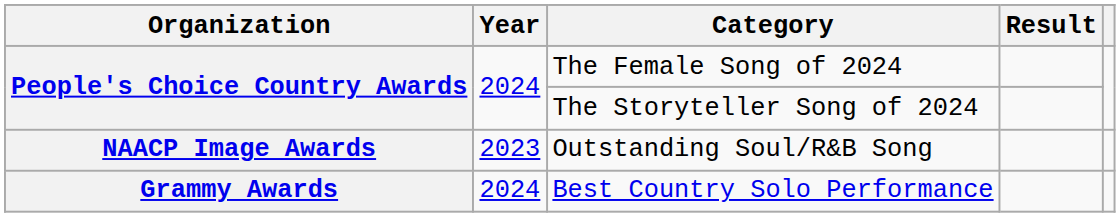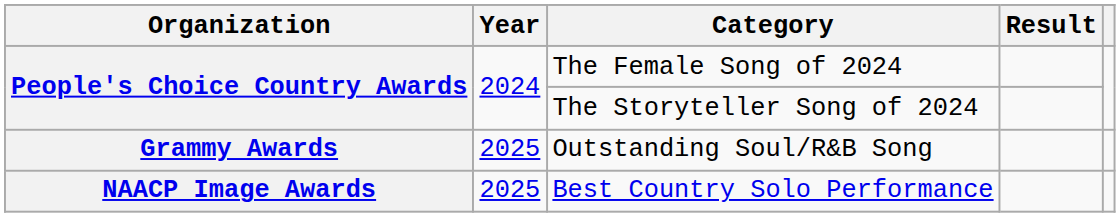(239, 150) NAACP Image Awards -> (239, 150) Grammy Awards
(510, 150) 2023 -> (510, 150) 2025
(239, 191) Grammy Awards -> (239, 191) NAACP Image Awards
(510, 191) 2024 -> (510, 191) 2025
